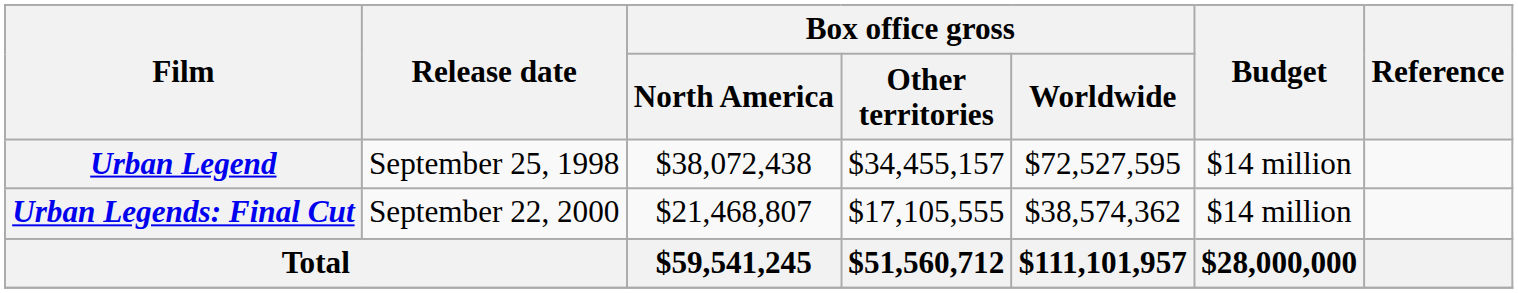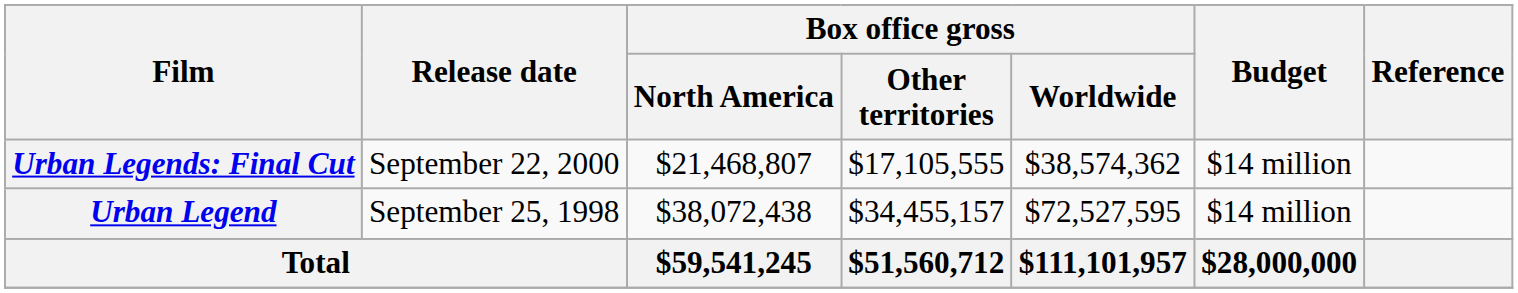rows swapped: (183, 163) <-> (183, 212)
